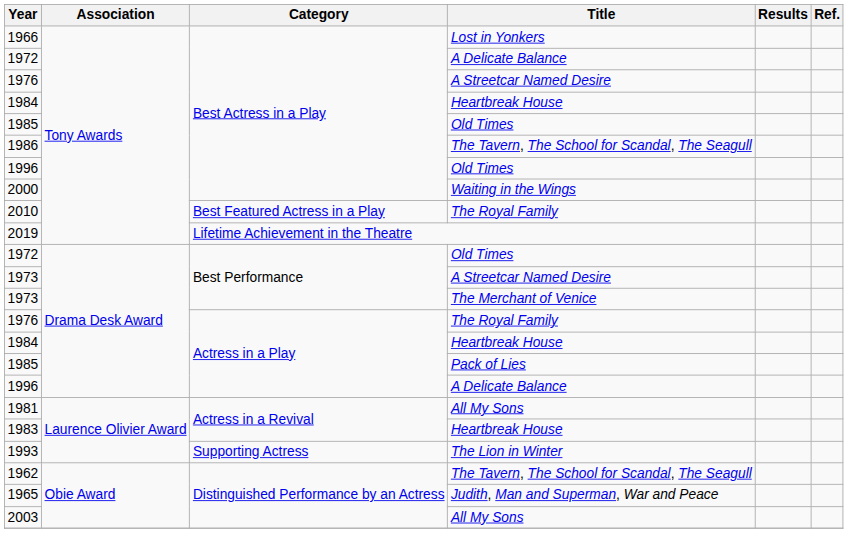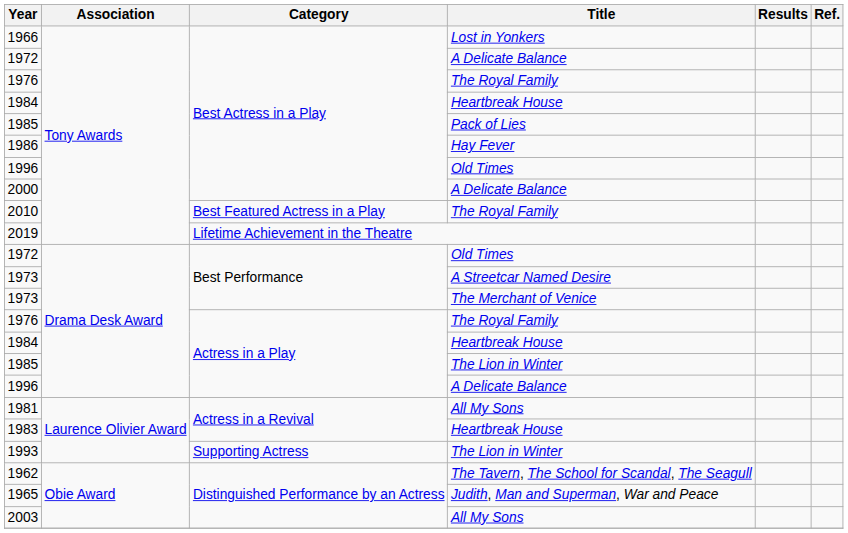(531, 80) A Streetcar Named Desire -> (504, 80) The Royal Family
(482, 124) Old Times -> (488, 124) Pack of Lies
(601, 146) The Tavern, The School for Scandal, The Seagull -> (483, 146) Hay Fever
(513, 189) Waiting in the Wings -> (509, 189) A Delicate Balance
(488, 364) Pack of Lies -> (507, 364) The Lion in Winter
